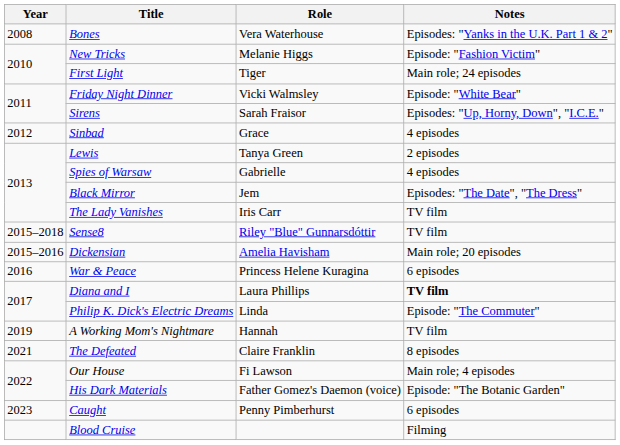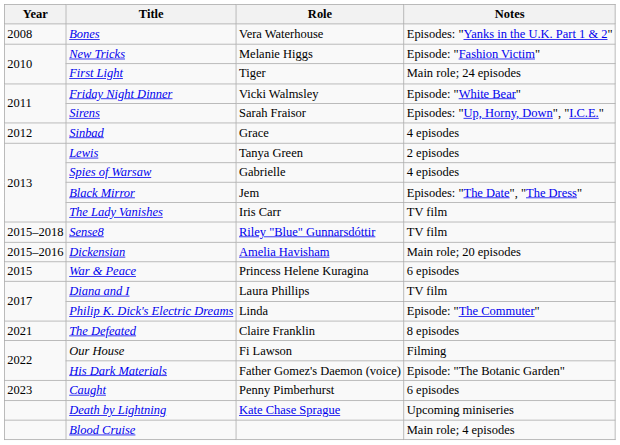(20, 271) 2016 -> (20, 271) 2015
(428, 291) bold -> (427, 291) normal
- row: (142, 331)
(461, 370) Main role; 4 episodes -> (427, 350) Filming
+ row: (118, 410)
(427, 430) Filming -> (461, 430) Main role; 4 episodes
